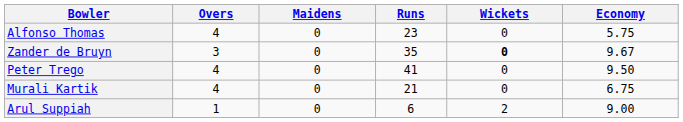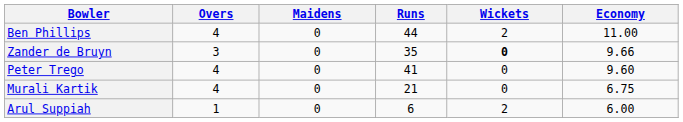- row: (56, 33)
+ row: (49, 33)
(621, 52) 9.67 -> (621, 52) 9.66
(621, 70) 9.50 -> (621, 70) 9.60
(621, 108) 9.00 -> (621, 108) 6.00
